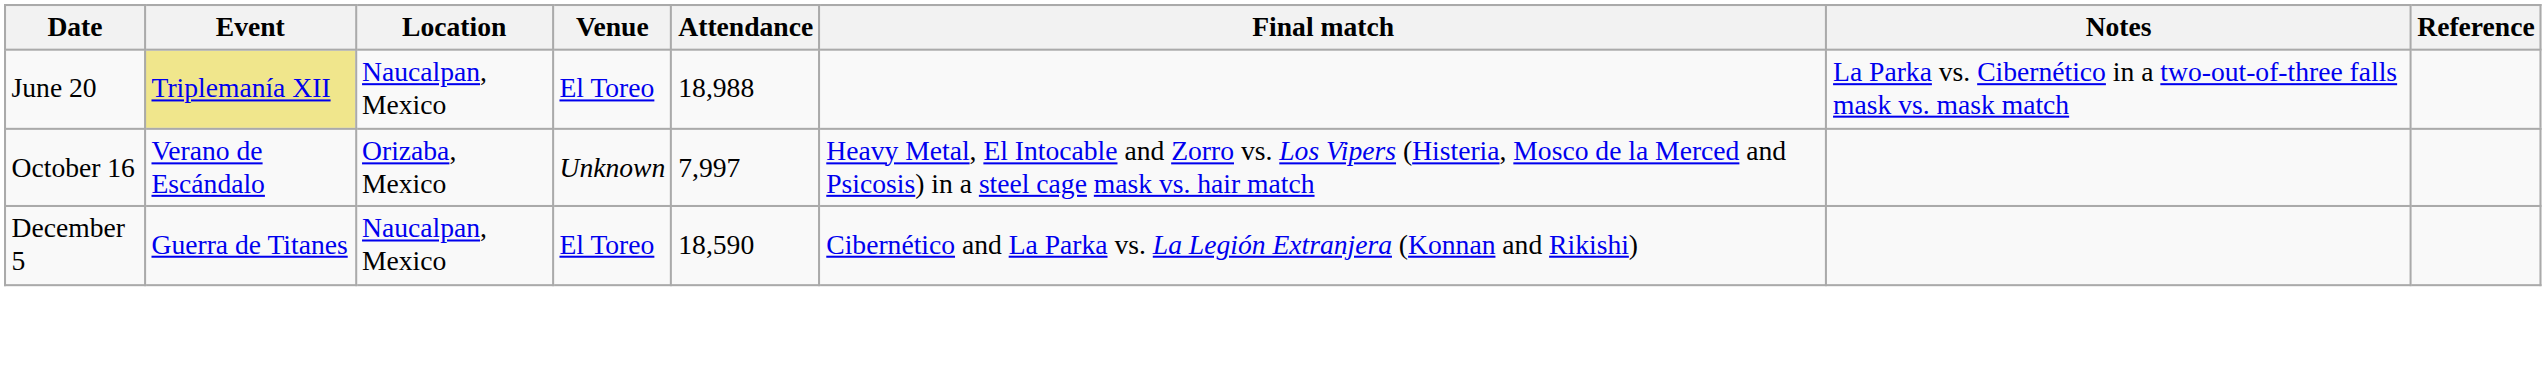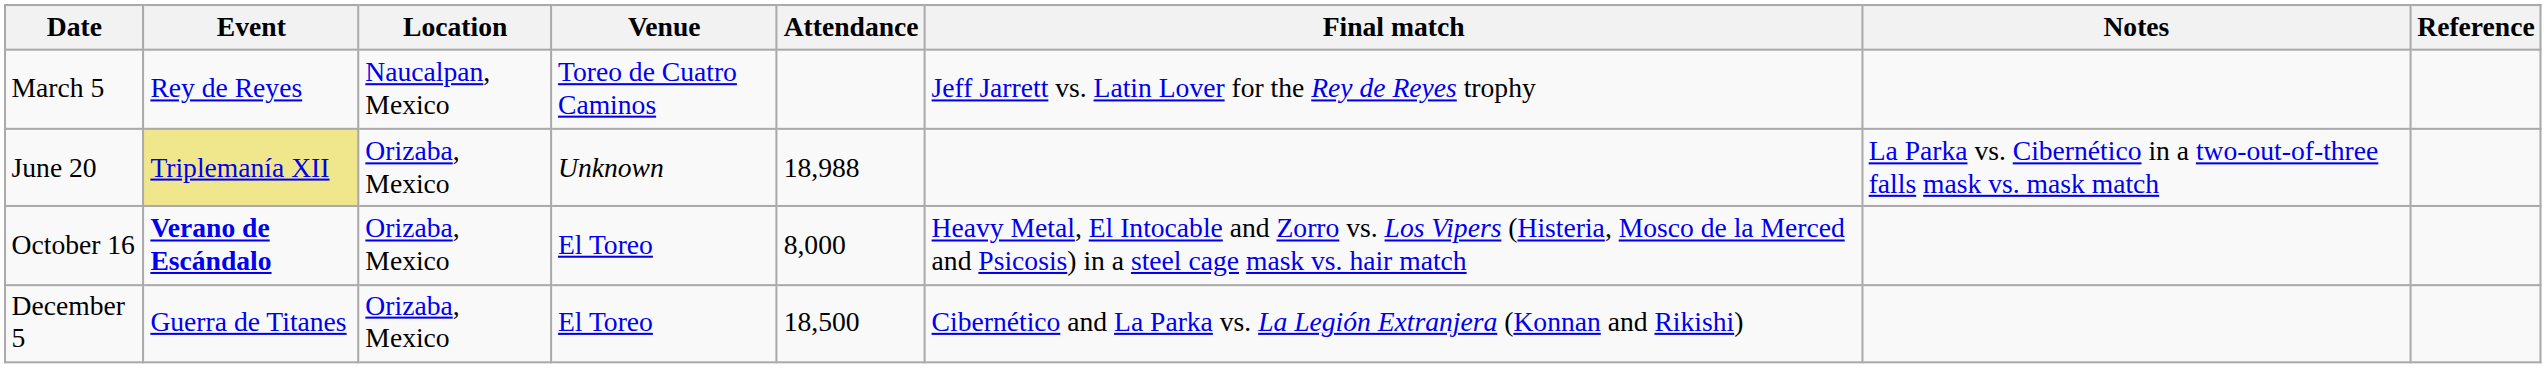+ row: (58, 88)
(424, 88) Naucalpan, Mexico -> (413, 166) Orizaba, Mexico
(607, 88) El Toreo -> (611, 166) Unknown
(208, 166) normal -> (211, 244) bold
(612, 166) Unknown -> (605, 244) El Toreo
(709, 166) 7,997 -> (815, 244) 8,000
(424, 244) Naucalpan, Mexico -> (413, 322) Orizaba, Mexico
(716, 244) 18,590 -> (822, 322) 18,500
